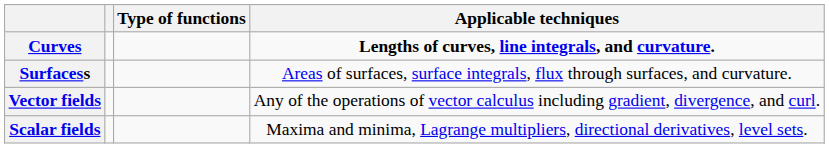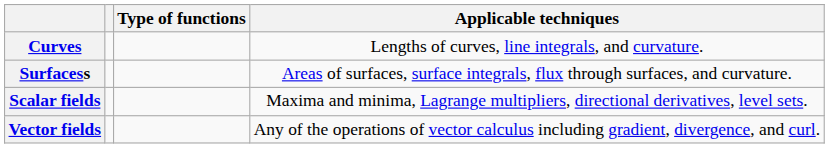(537, 45) bold -> (537, 45) normal
rows swapped: (55, 128) <-> (55, 101)
